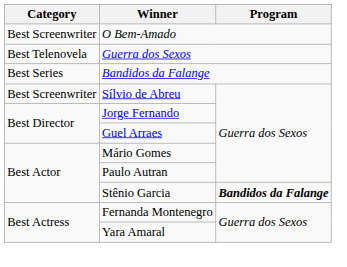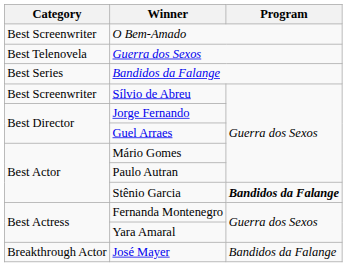+ row: (141, 251)
